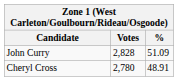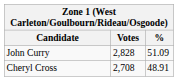(124, 68) 2,780 -> (124, 68) 2,708
